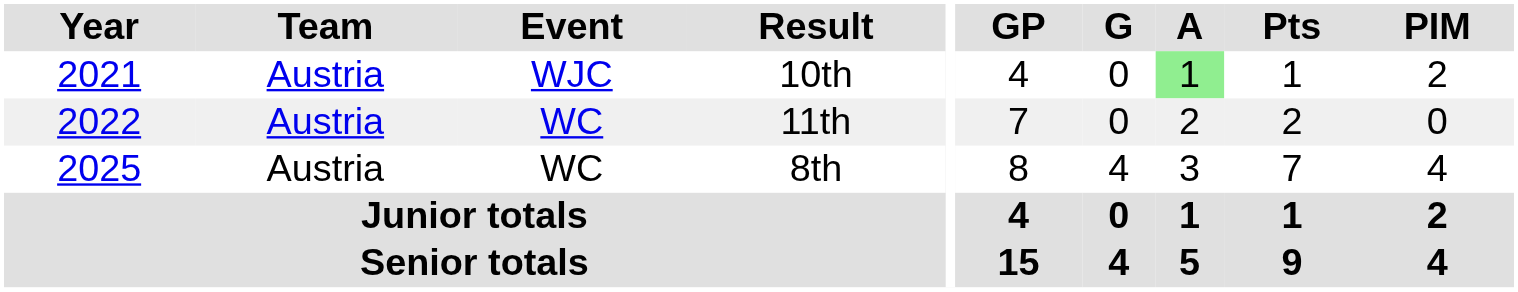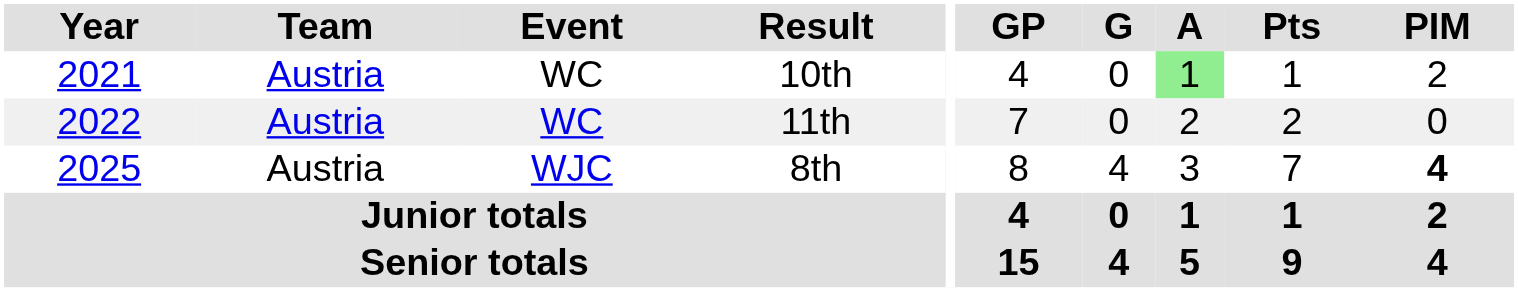(572, 74) WJC -> (572, 74) WC
(572, 168) WC -> (572, 168) WJC
(1437, 168) normal -> (1437, 168) bold
